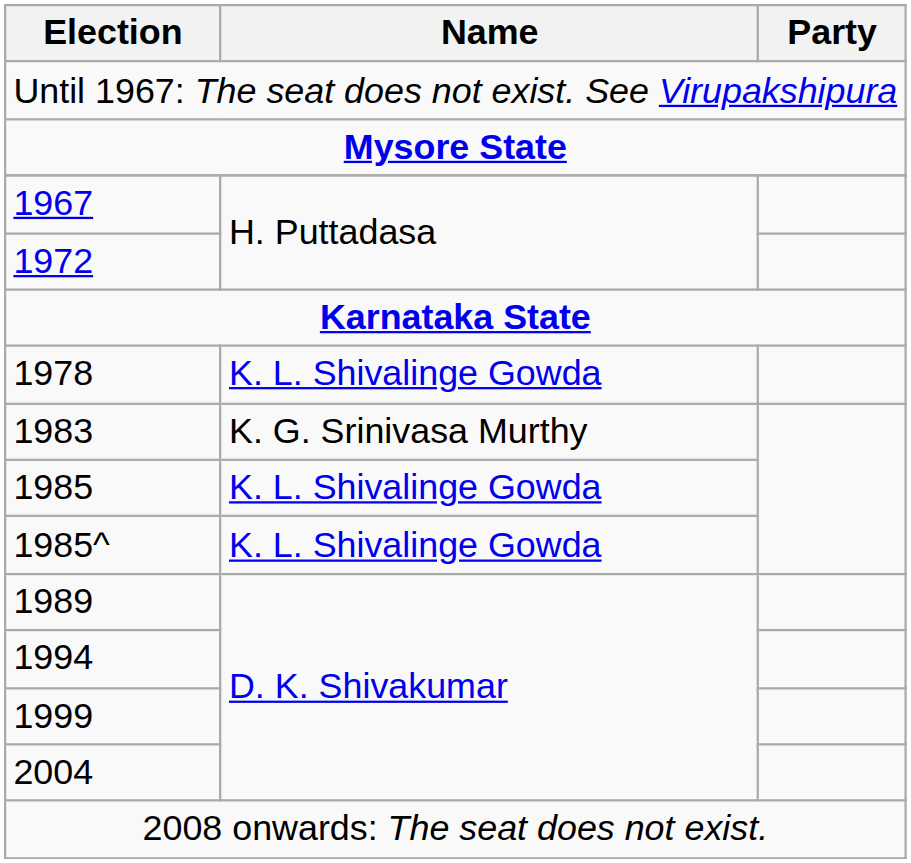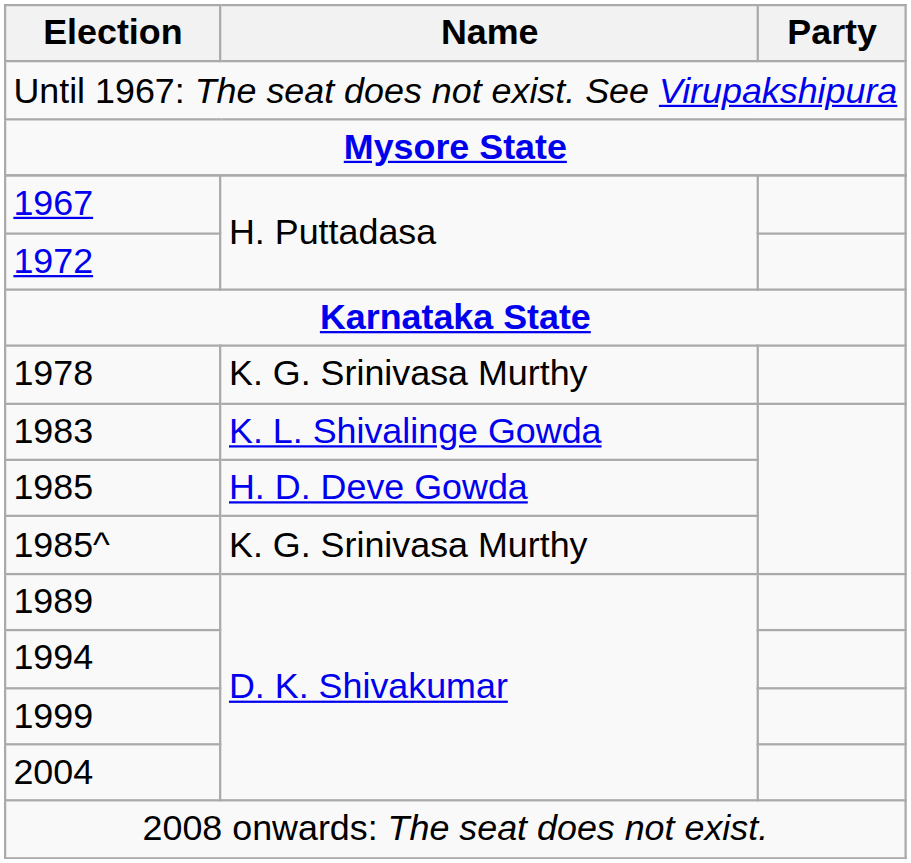(415, 373) K. L. Shivalinge Gowda -> (408, 373) K. G. Srinivasa Murthy
(408, 430) K. G. Srinivasa Murthy -> (415, 430) K. L. Shivalinge Gowda
(415, 487) K. L. Shivalinge Gowda -> (378, 487) H. D. Deve Gowda
(415, 544) K. L. Shivalinge Gowda -> (408, 544) K. G. Srinivasa Murthy
